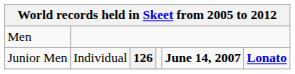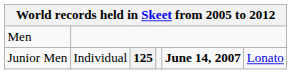(143, 58) 126 -> (143, 58) 125
(267, 58) bold -> (265, 58) normal
